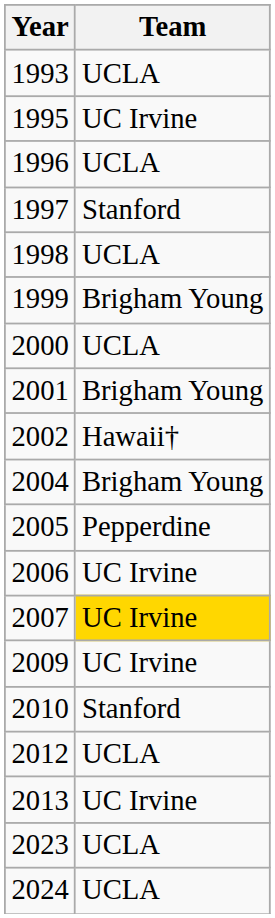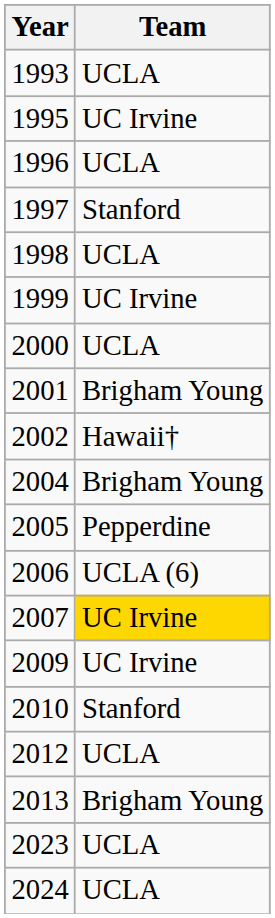(173, 299) Brigham Young -> (140, 299) UC Irvine
(140, 572) UC Irvine -> (140, 572) UCLA (6)
(140, 799) UC Irvine -> (173, 799) Brigham Young
